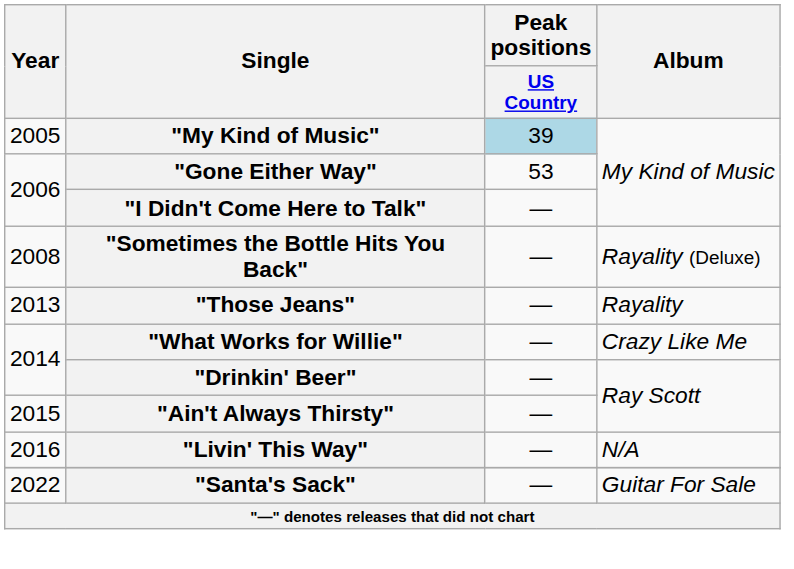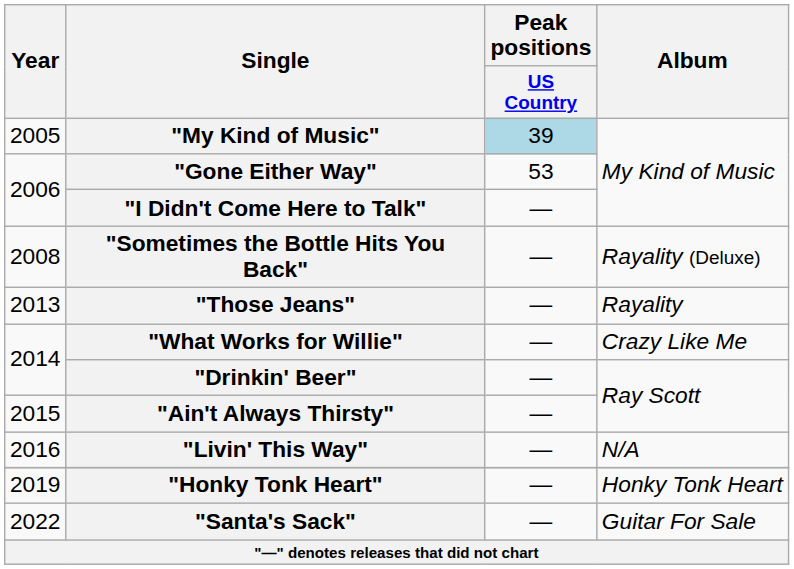+ row: (275, 485)
